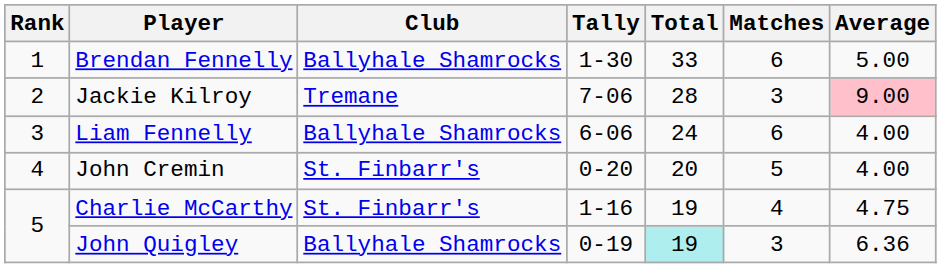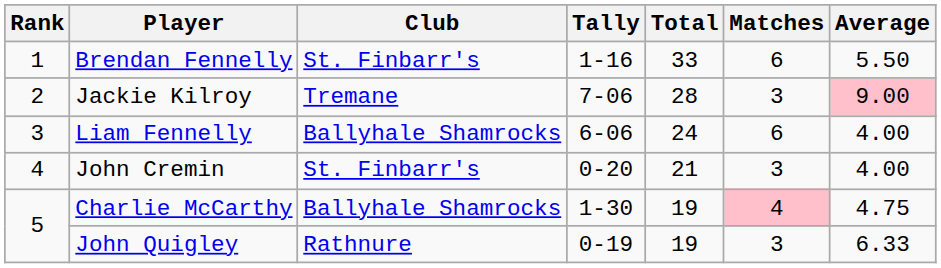(432, 60) Ballyhale Shamrocks -> (392, 60) St. Finbarr's
(606, 60) 1-30 -> (606, 60) 1-16
(883, 60) 5.00 -> (883, 60) 5.50
(685, 171) 20 -> (685, 171) 21
(777, 171) 5 -> (777, 171) 3
(392, 208) St. Finbarr's -> (432, 208) Ballyhale Shamrocks
(606, 208) 1-16 -> (606, 208) 1-30
(777, 208) no background -> (777, 208) pink background
(432, 245) Ballyhale Shamrocks -> (358, 245) Rathnure
(685, 245) paleturquoise background -> (685, 245) no background
(883, 245) 6.36 -> (883, 245) 6.33
